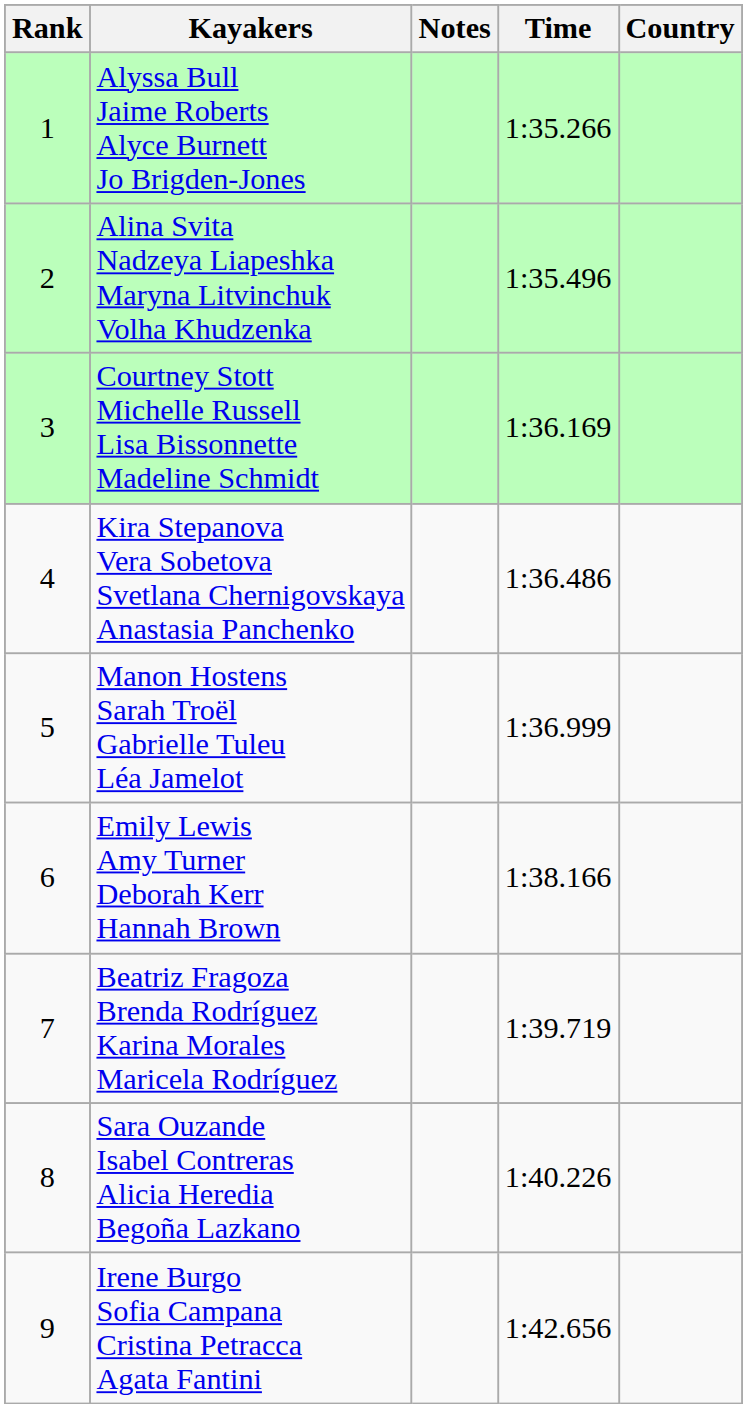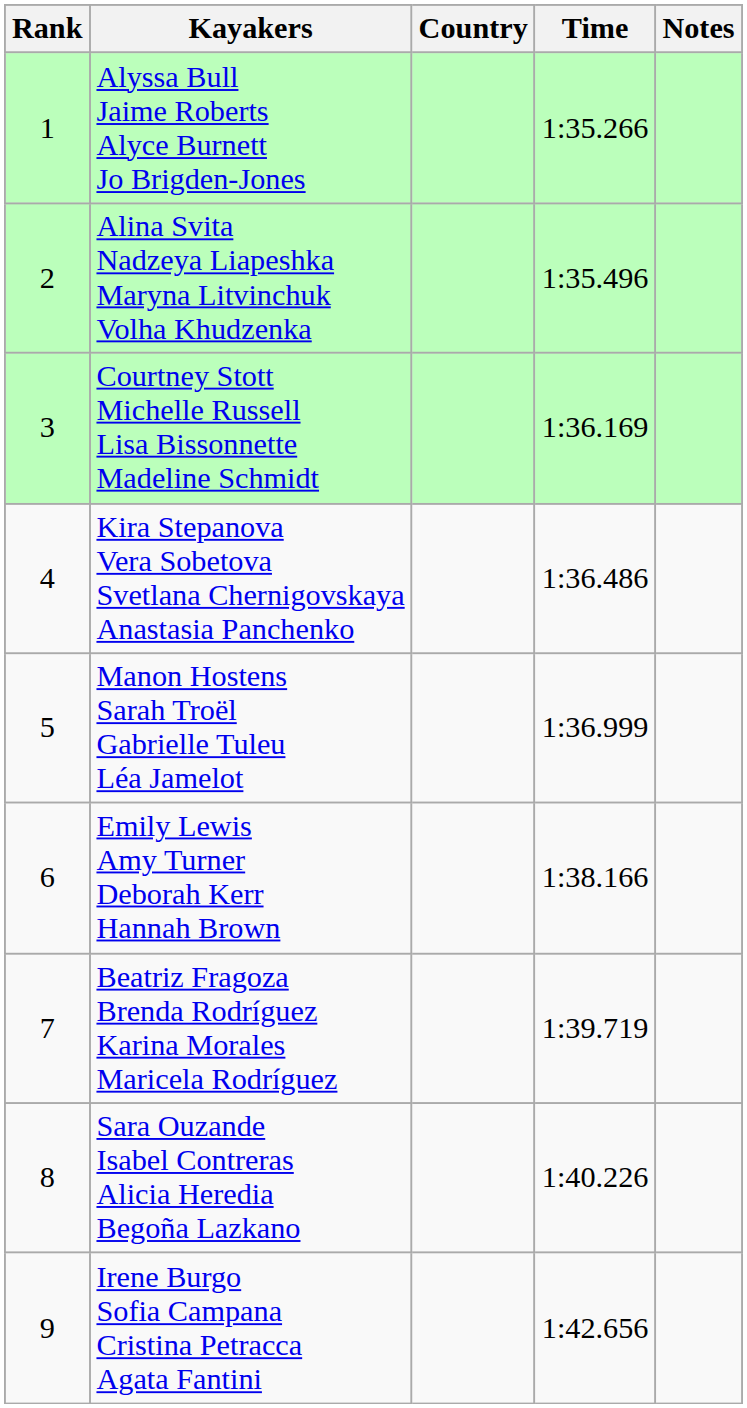columns swapped: (680, 28) <-> (455, 28)
